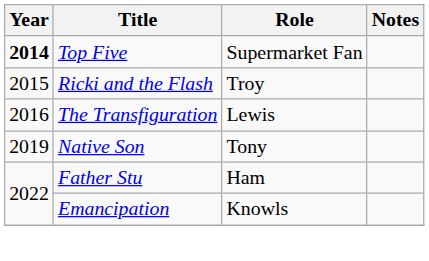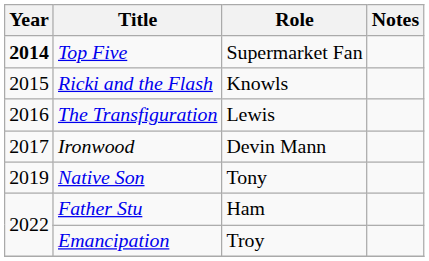(245, 83) Troy -> (257, 83) Knowls
+ row: (96, 146)
(257, 209) Knowls -> (245, 240) Troy
